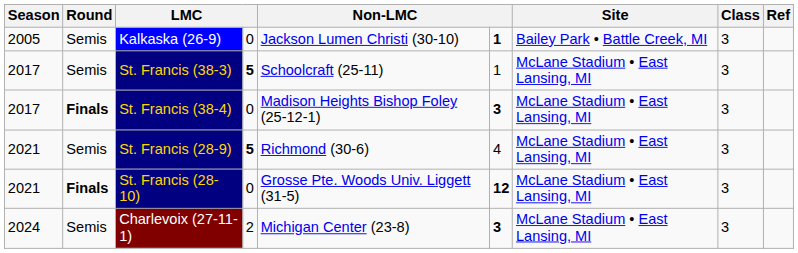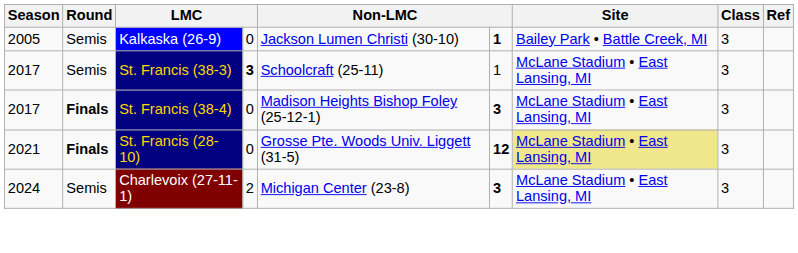(250, 70) 5 -> (250, 70) 3
- row: (175, 149)
(592, 188) no background -> (592, 149) khaki background
